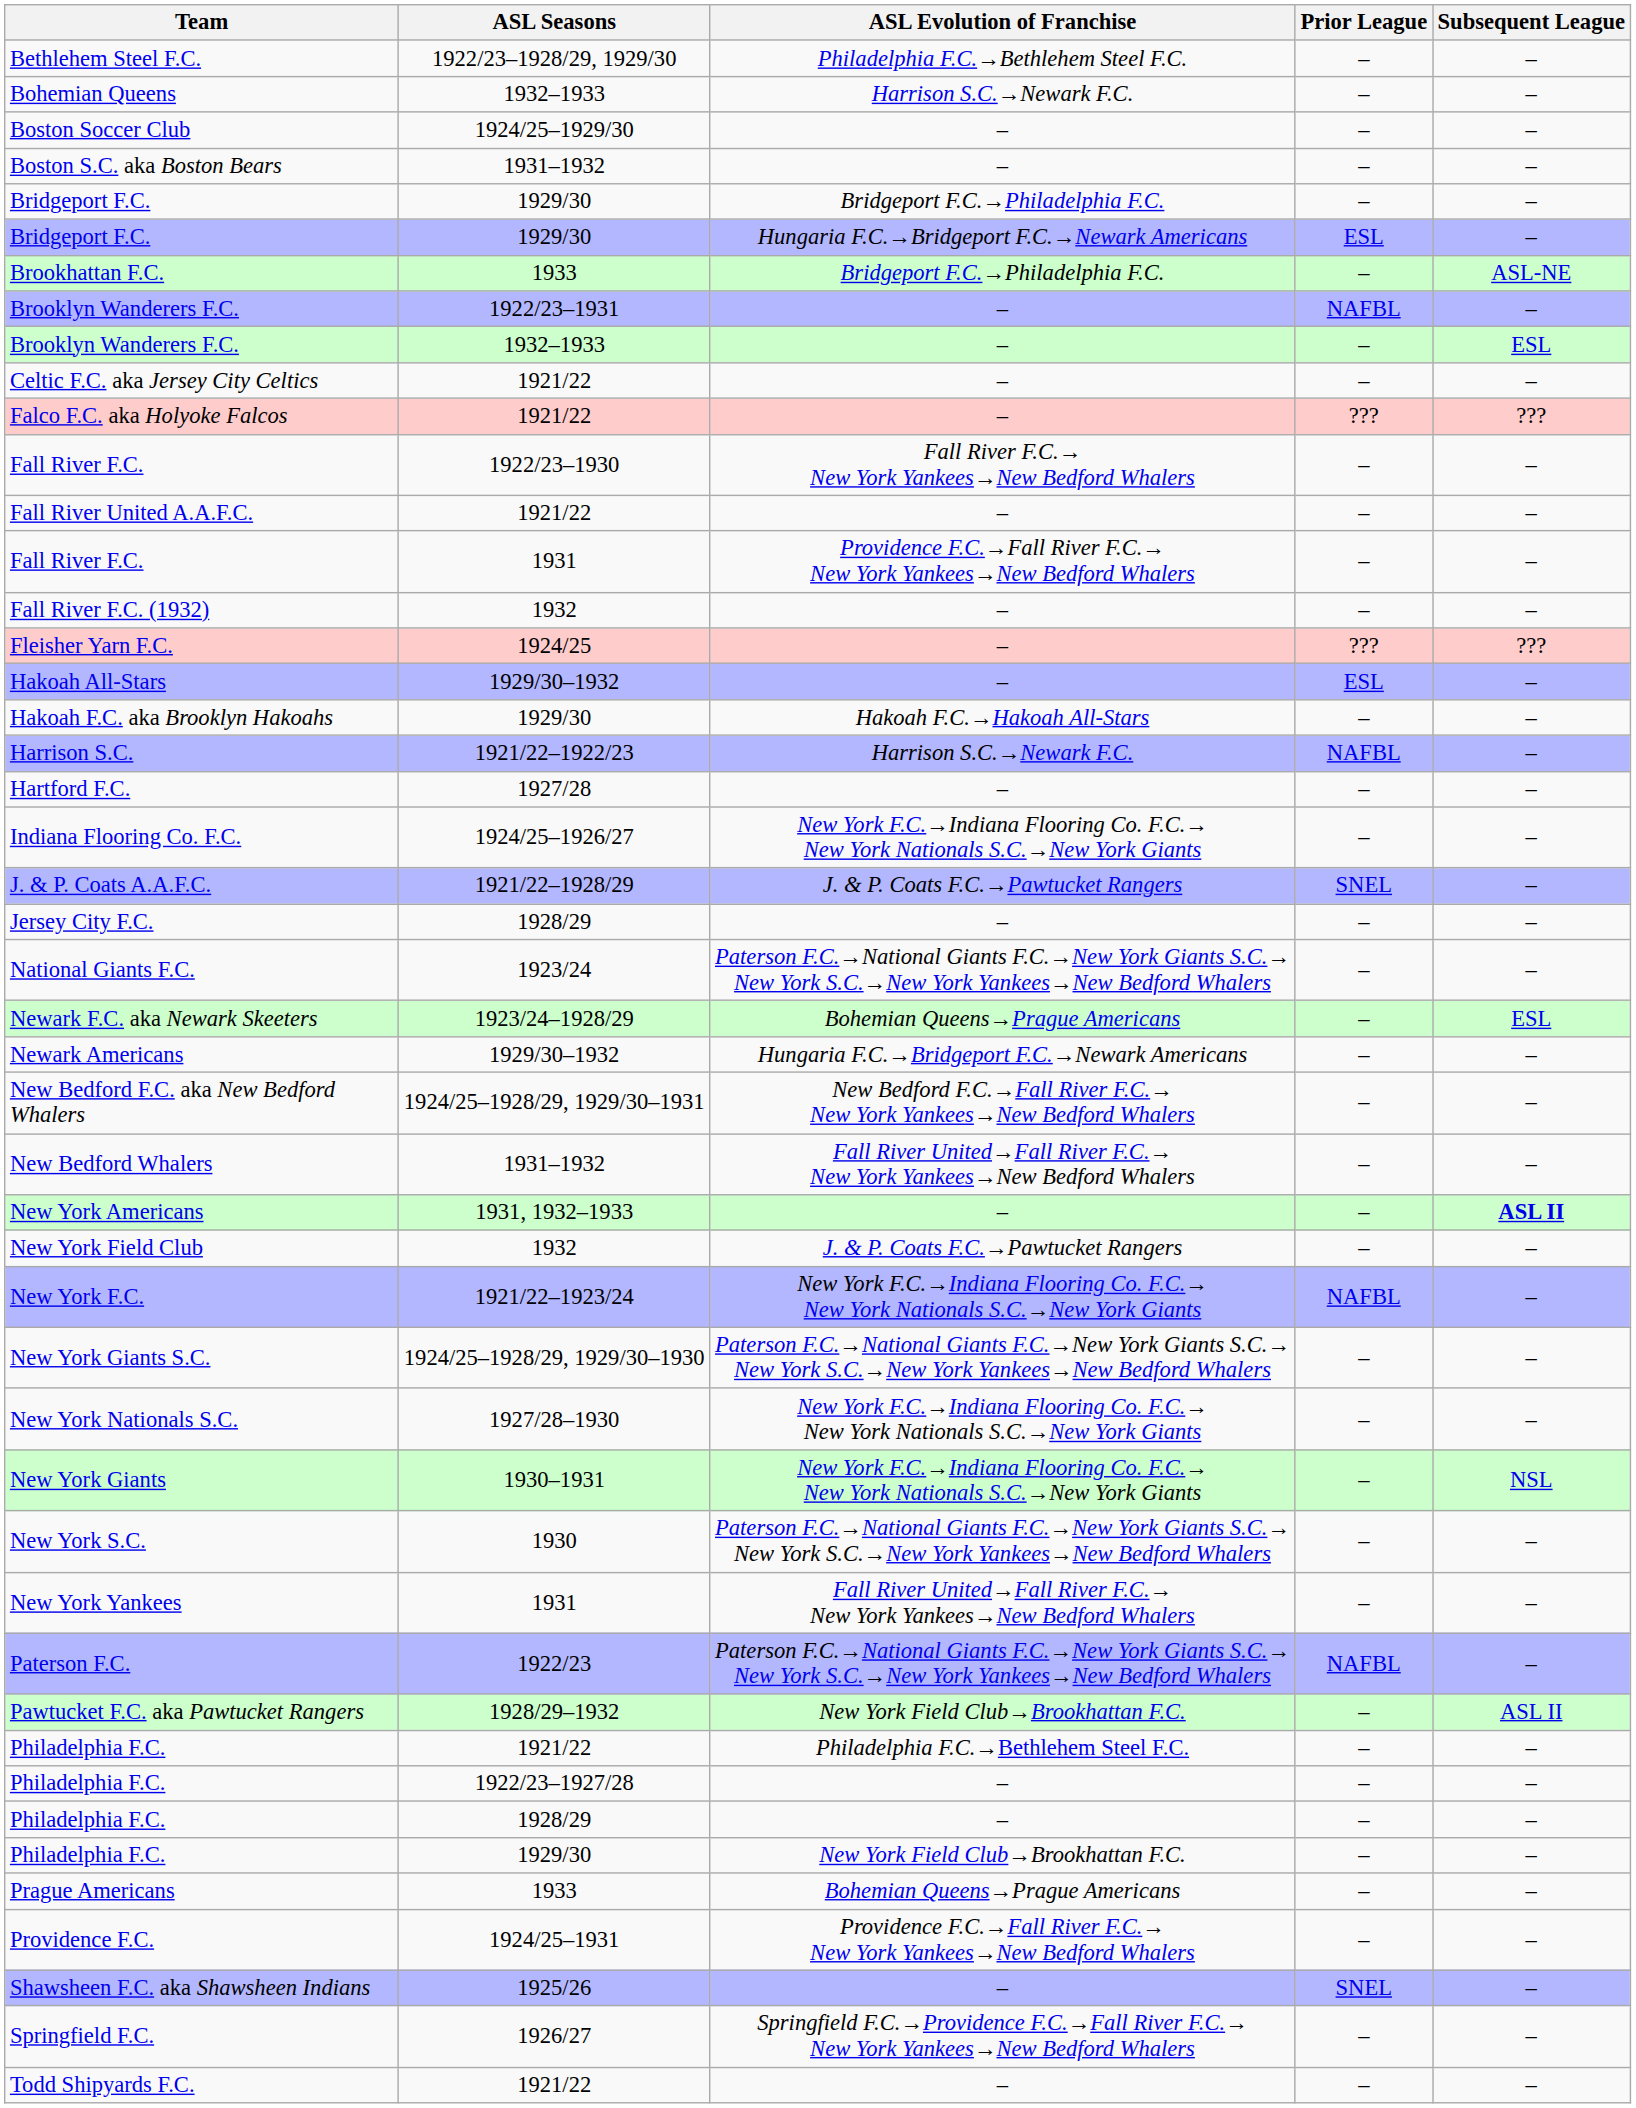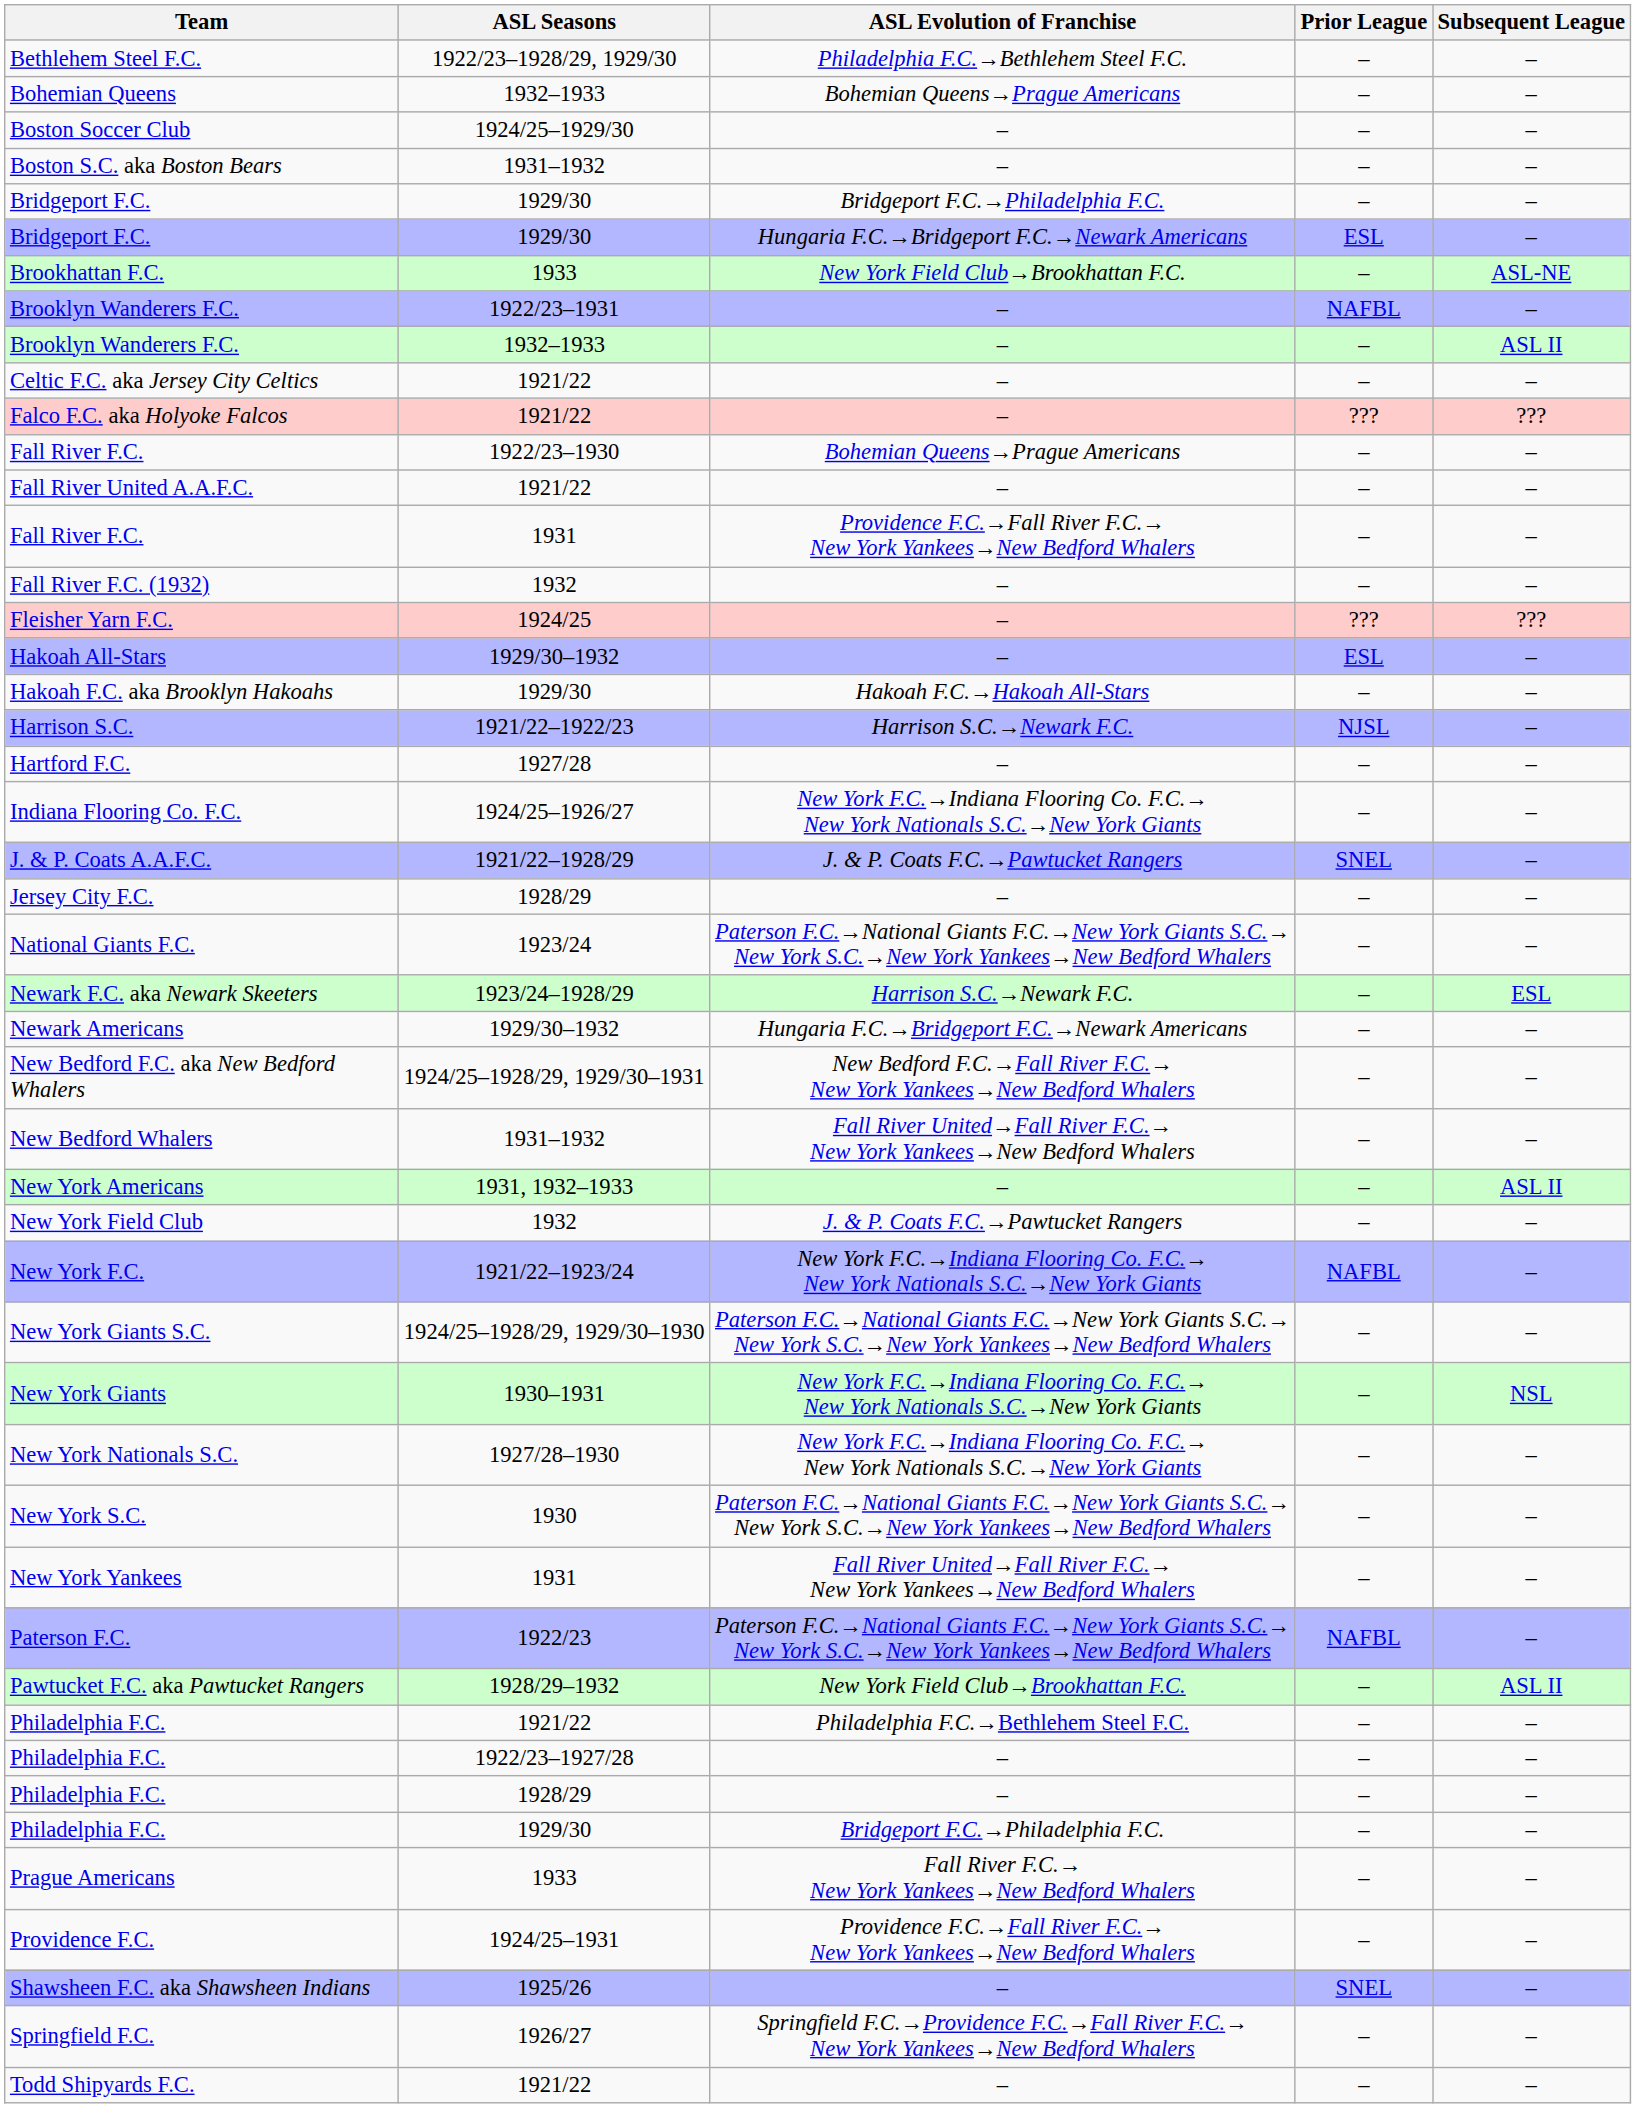(1003, 93) Harrison S.C.→Newark F.C. -> (1003, 93) Bohemian Queens→Prague Americans
(1003, 272) Bridgeport F.C.→Philadelphia F.C. -> (1003, 272) New York Field Club→Brookhattan F.C.
(1531, 344) ESL -> (1531, 344) ASL II
(1003, 464) Fall River F.C.→ New York Yankees→New Bedford Whalers -> (1003, 451) Bohemian Queens→Prague Americans
(1364, 752) NAFBL -> (1364, 727) NJSL
(1003, 1018) Bohemian Queens→Prague Americans -> (1003, 992) Harrison S.C.→Newark F.C.
(1531, 1212) bold -> (1531, 1186) normal
rows swapped: (88, 1479) <-> (124, 1418)
(1003, 1855) New York Field Club→Brookhattan F.C. -> (1003, 1829) Bridgeport F.C.→Philadelphia F.C.
(1003, 1890) Bohemian Queens→Prague Americans -> (1003, 1878) Fall River F.C.→ New York Yankees→New Bedford Whalers
